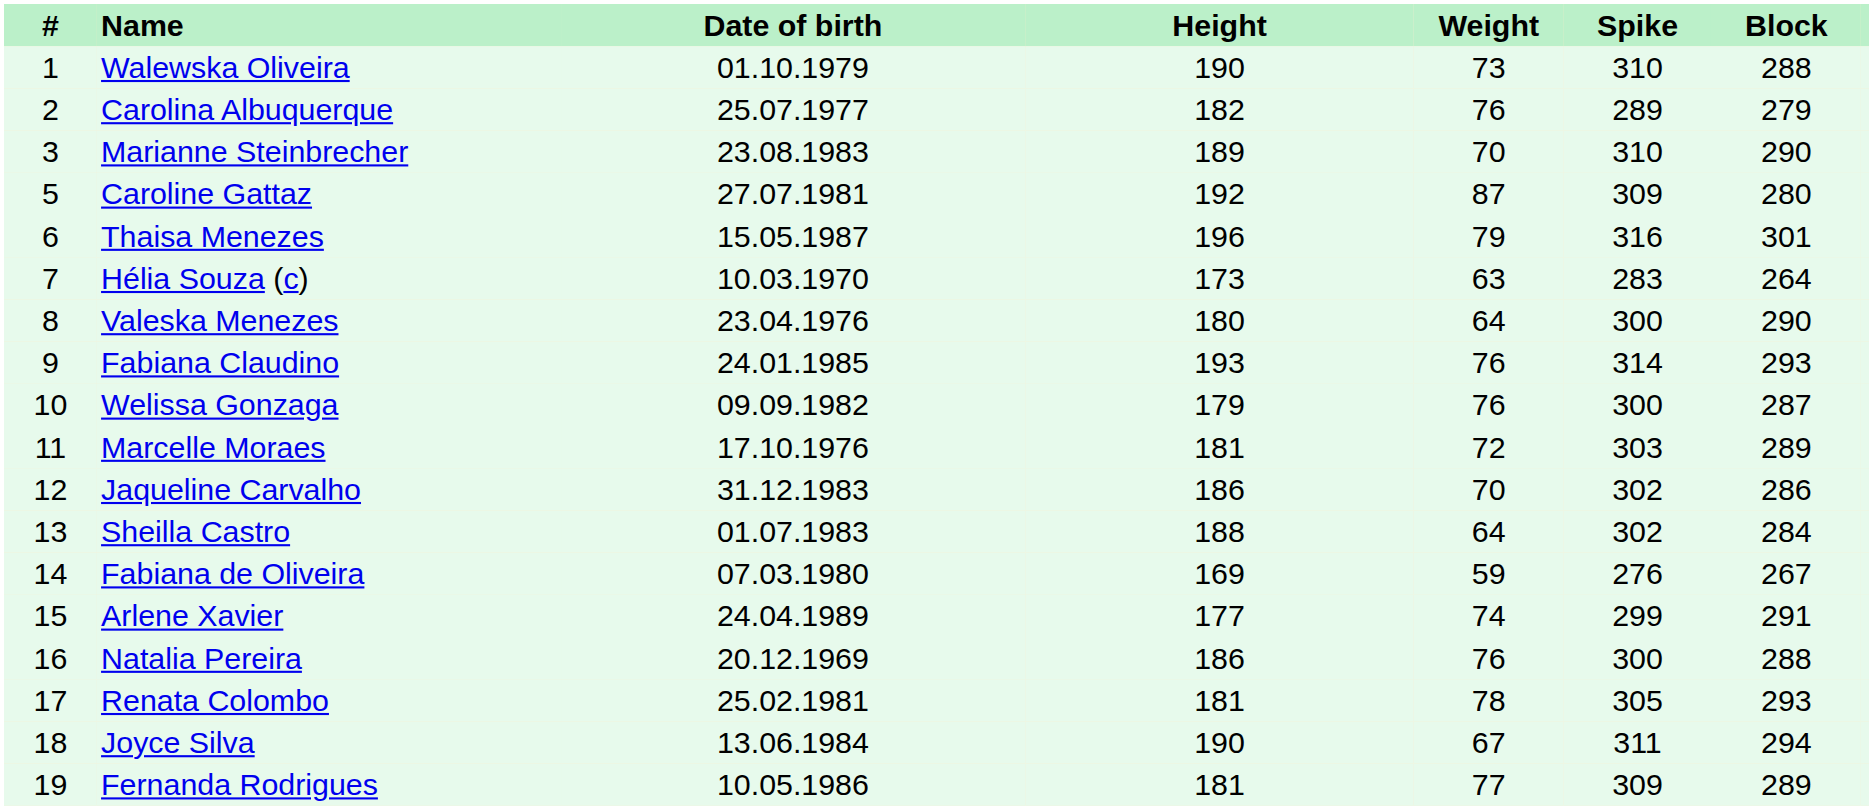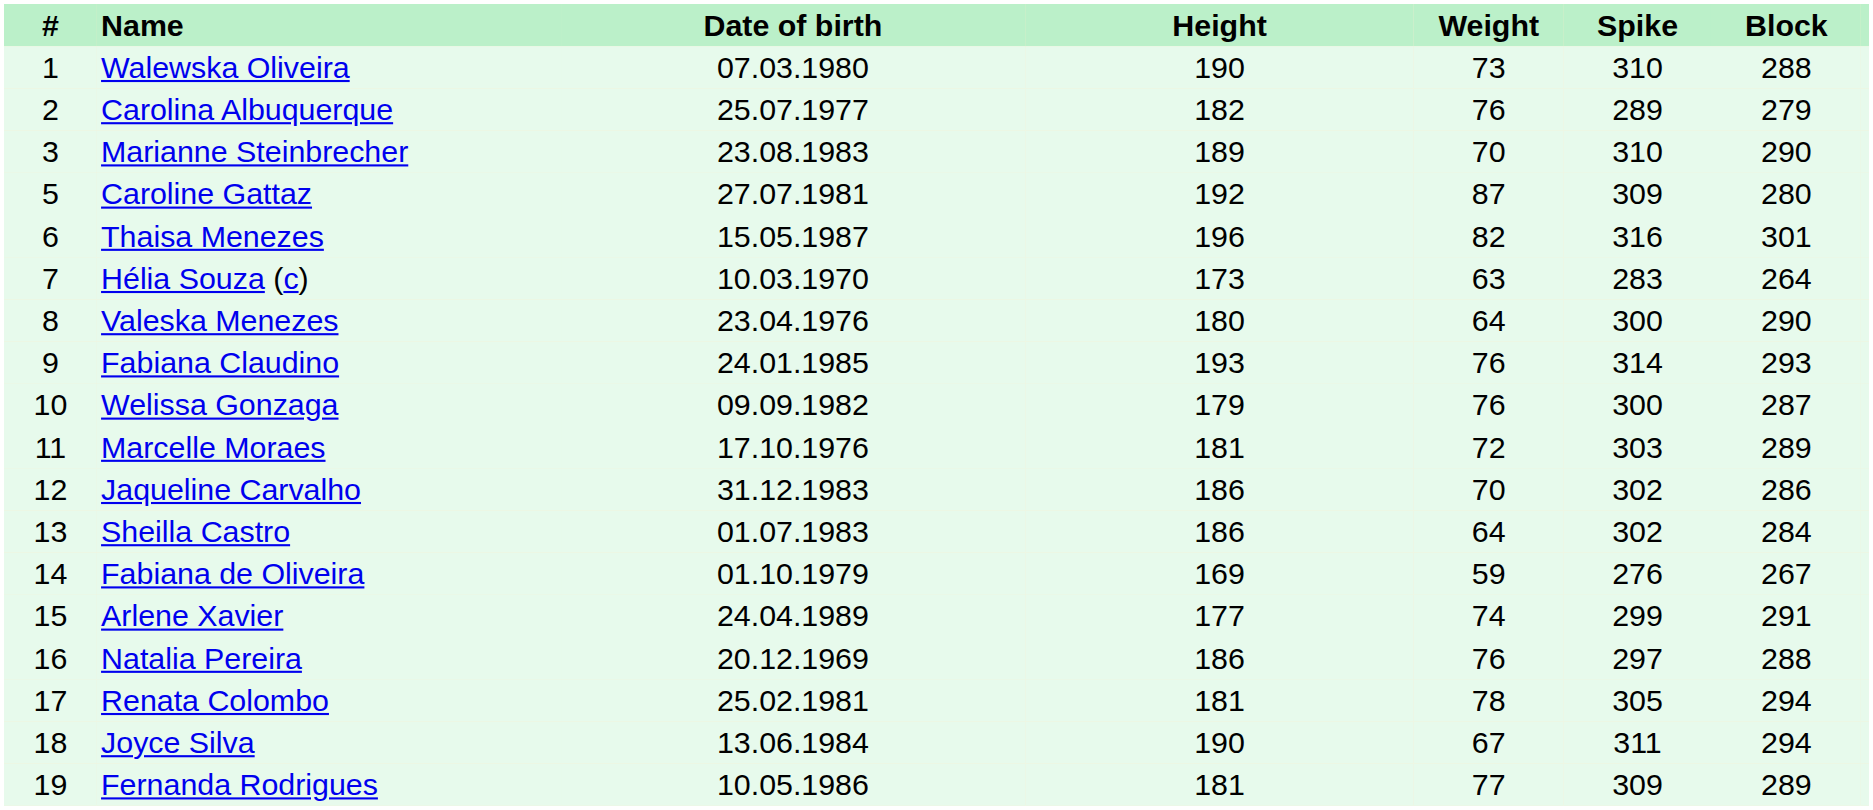(793, 67) 01.10.1979 -> (793, 67) 07.03.1980
(1489, 236) 79 -> (1489, 236) 82
(1220, 531) 188 -> (1220, 531) 186
(793, 574) 07.03.1980 -> (793, 574) 01.10.1979
(1638, 658) 300 -> (1638, 658) 297
(1786, 700) 293 -> (1786, 700) 294
